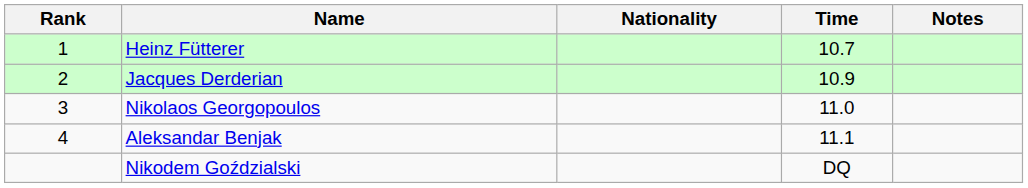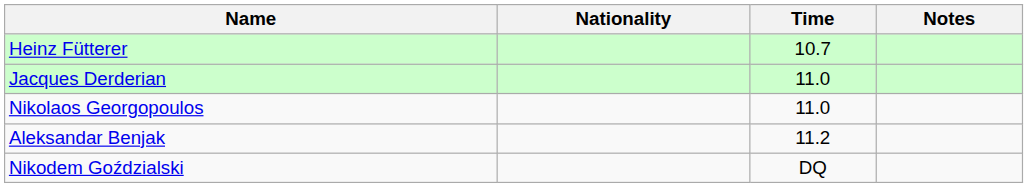- column: (63, 19)
(837, 78) 10.9 -> (813, 78) 11.0
(837, 138) 11.1 -> (813, 138) 11.2
